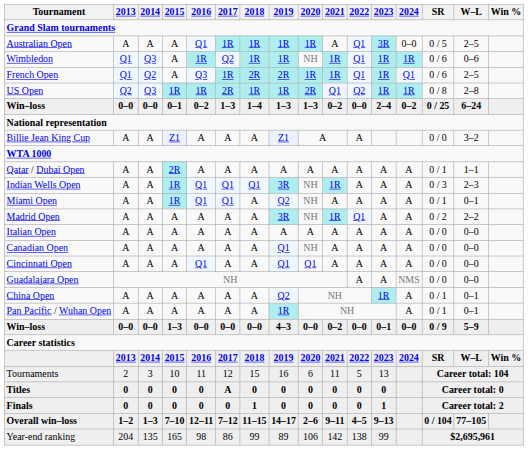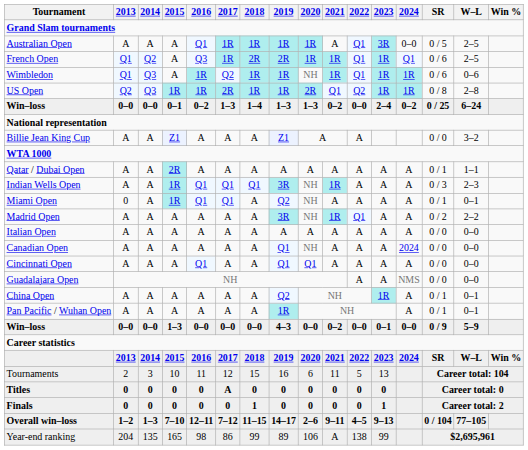rows swapped: (32, 75) <-> (30, 59)
(126, 201) A -> (126, 201) 0
(409, 248) A -> (409, 248) 2024
(335, 437) 142 -> (335, 437) A
